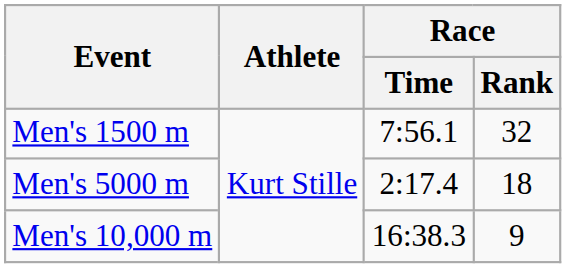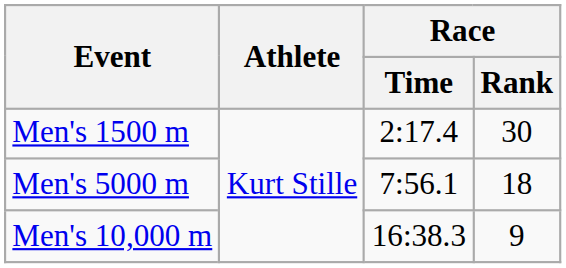(419, 133) 7:56.1 -> (419, 133) 2:17.4
(517, 133) 32 -> (517, 133) 30
(419, 184) 2:17.4 -> (419, 184) 7:56.1
